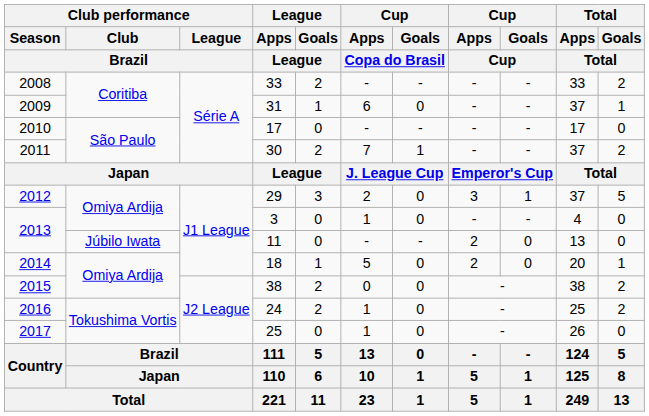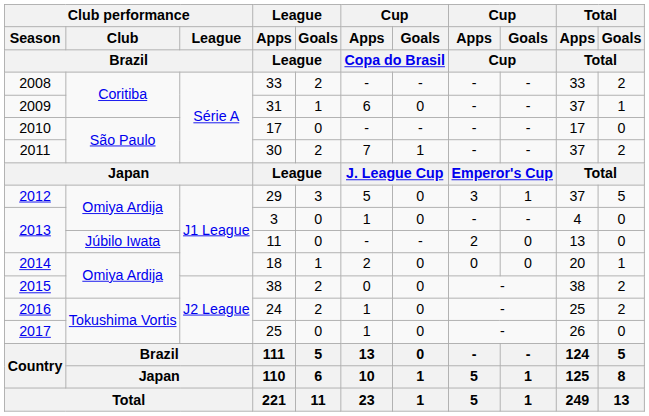(367, 196) 2 -> (367, 196) 5
(367, 264) 5 -> (367, 264) 2
(474, 264) 2 -> (474, 264) 0
